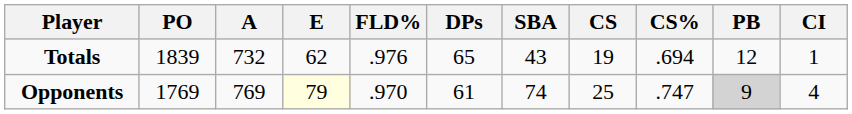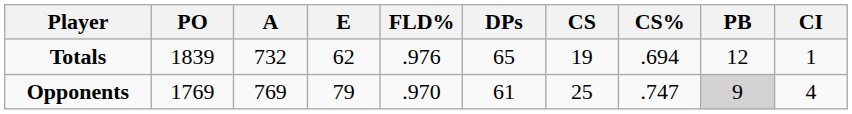- column: (536, 21)
(317, 91) lightyellow background -> (344, 91) no background
